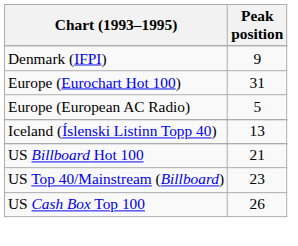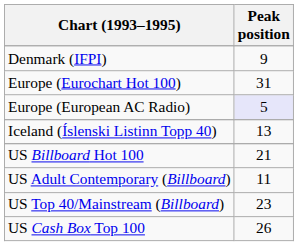(257, 107) no background -> (264, 107) lavender background
+ row: (119, 180)
